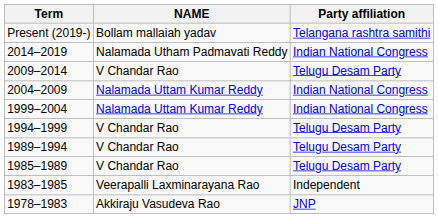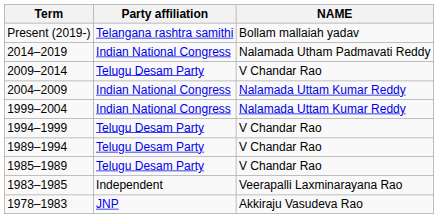columns swapped: (192, 14) <-> (362, 14)
